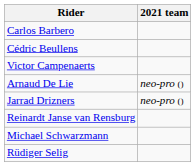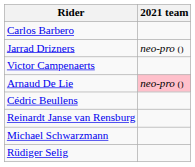rows swapped: (42, 48) <-> (41, 100)
(162, 83) no background -> (162, 83) pink background
